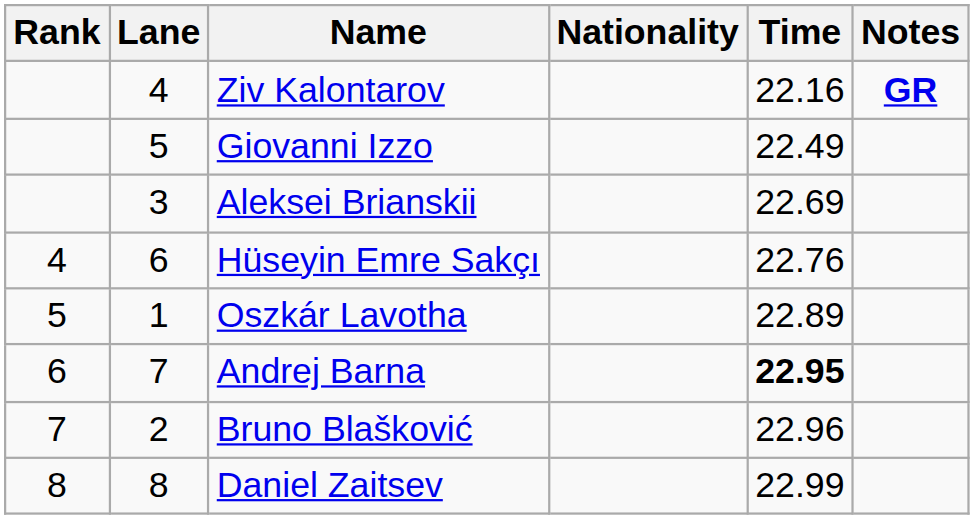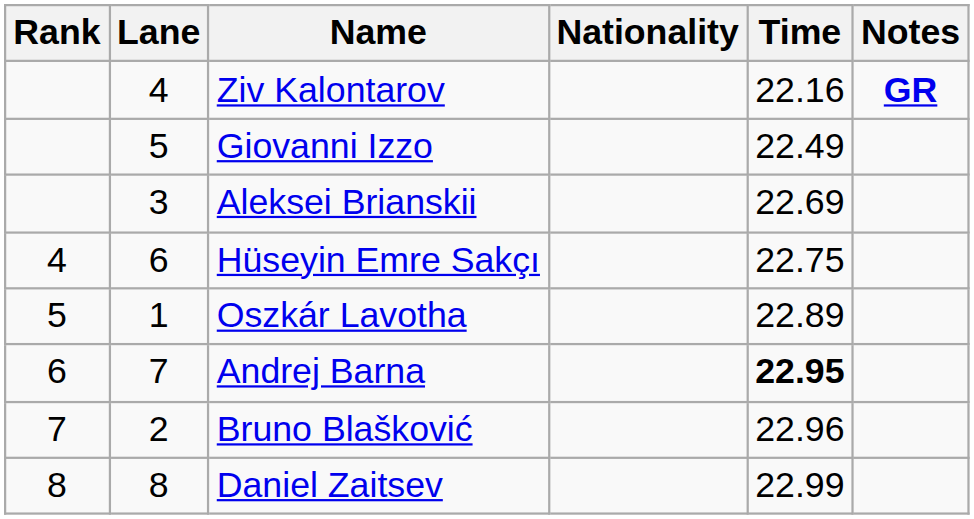(800, 259) 22.76 -> (800, 259) 22.75
